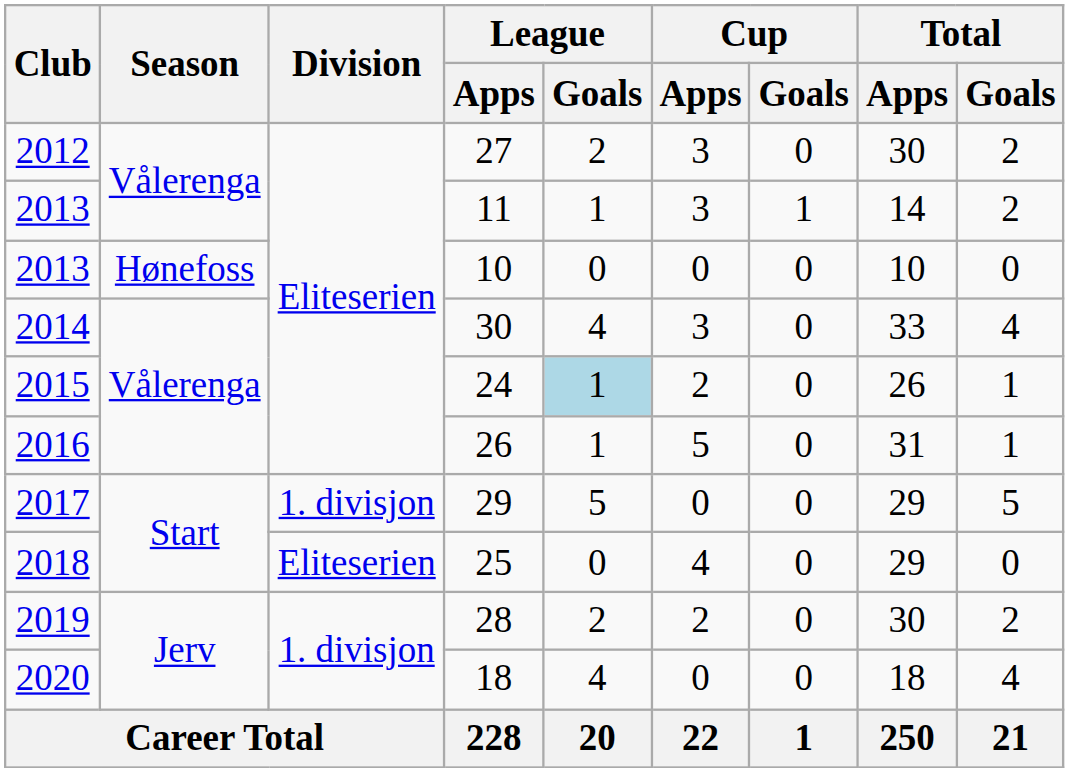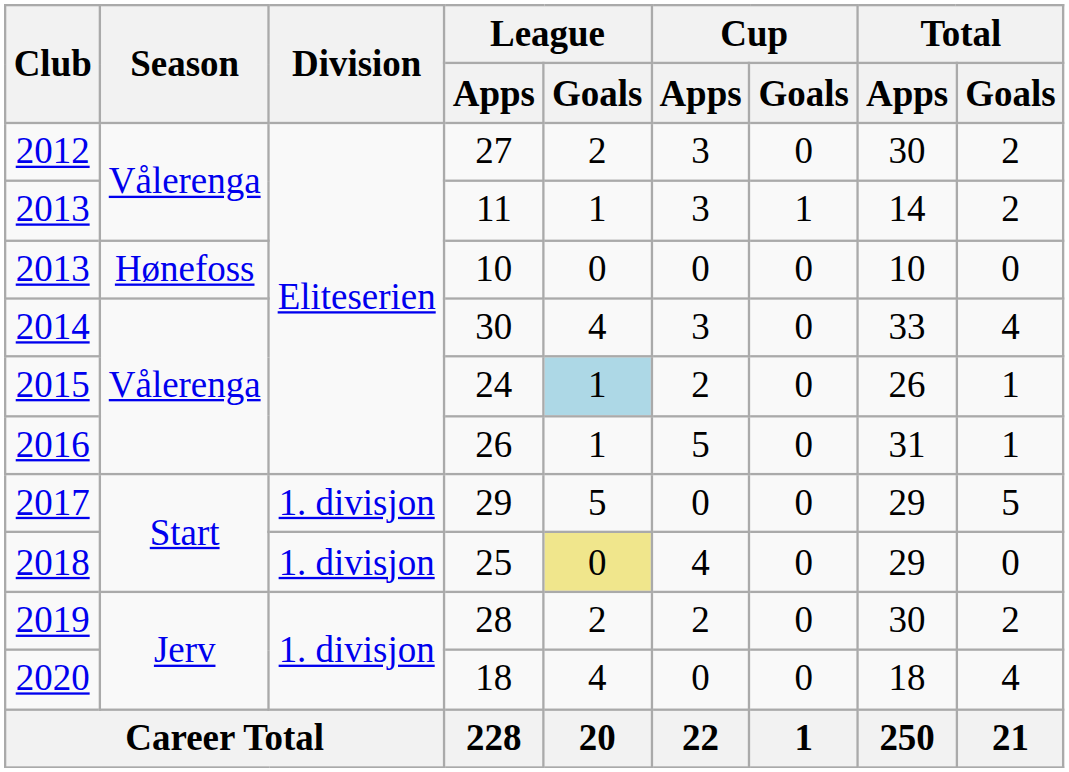(357, 561) Eliteserien -> (357, 561) 1. divisjon
(597, 561) no background -> (597, 561) khaki background
